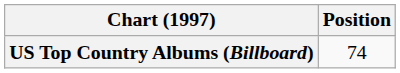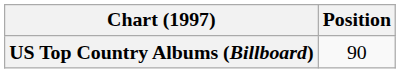(357, 51) 74 -> (357, 51) 90
